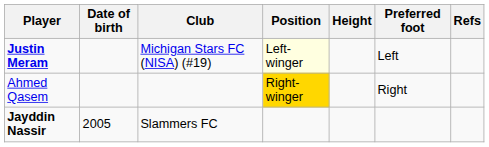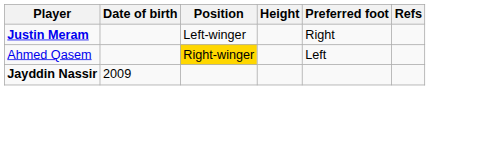- column: (200, 21)
(284, 55) lightyellow background -> (215, 34) no background
(388, 55) Left -> (320, 34) Right
(392, 90) Right -> (316, 54) Left
(97, 124) 2005 -> (117, 74) 2009
